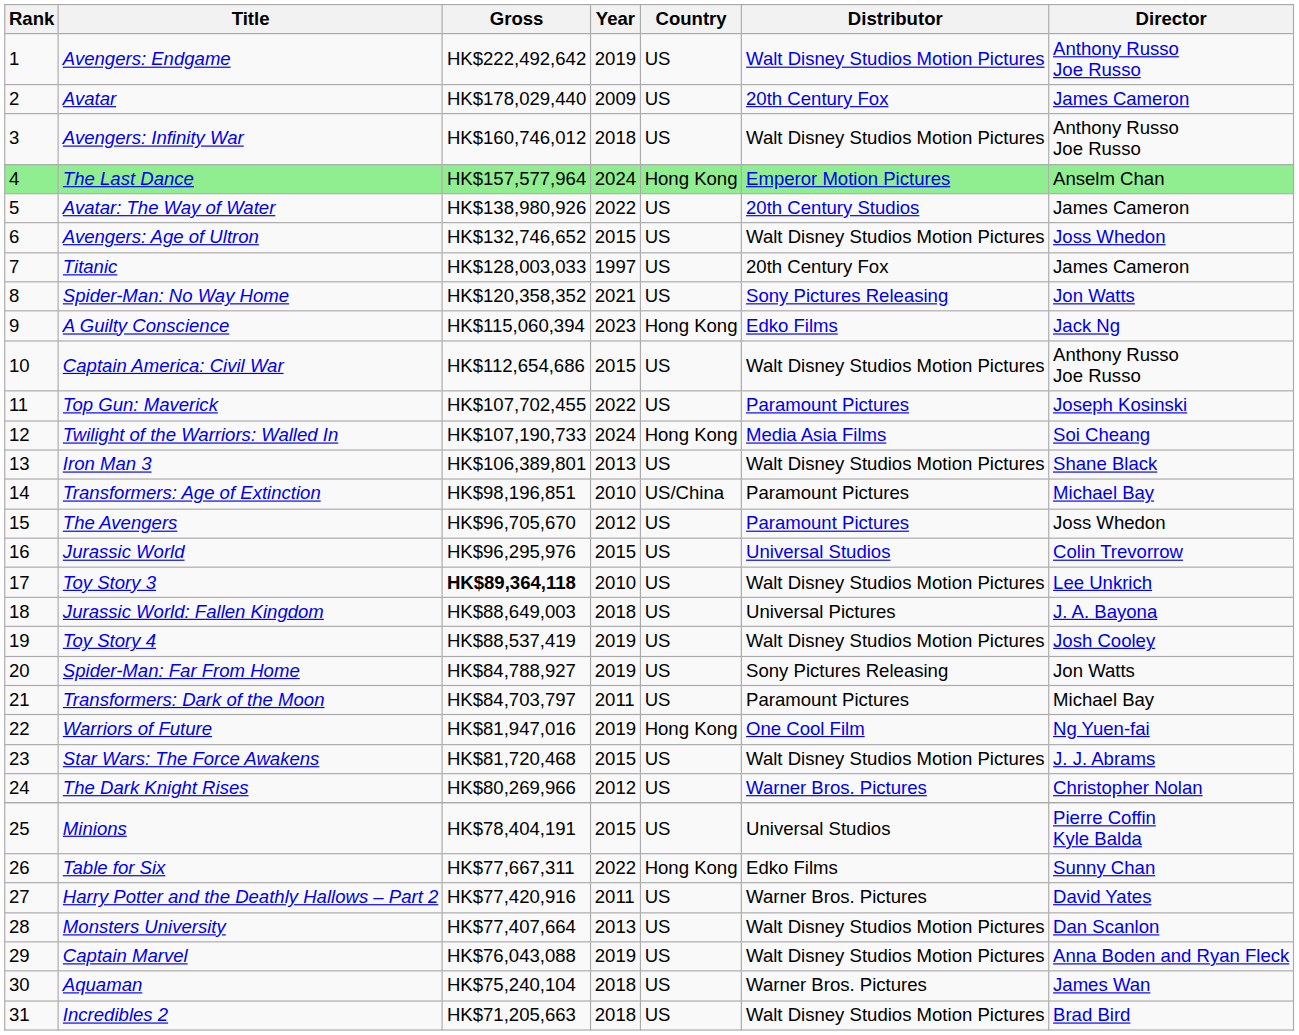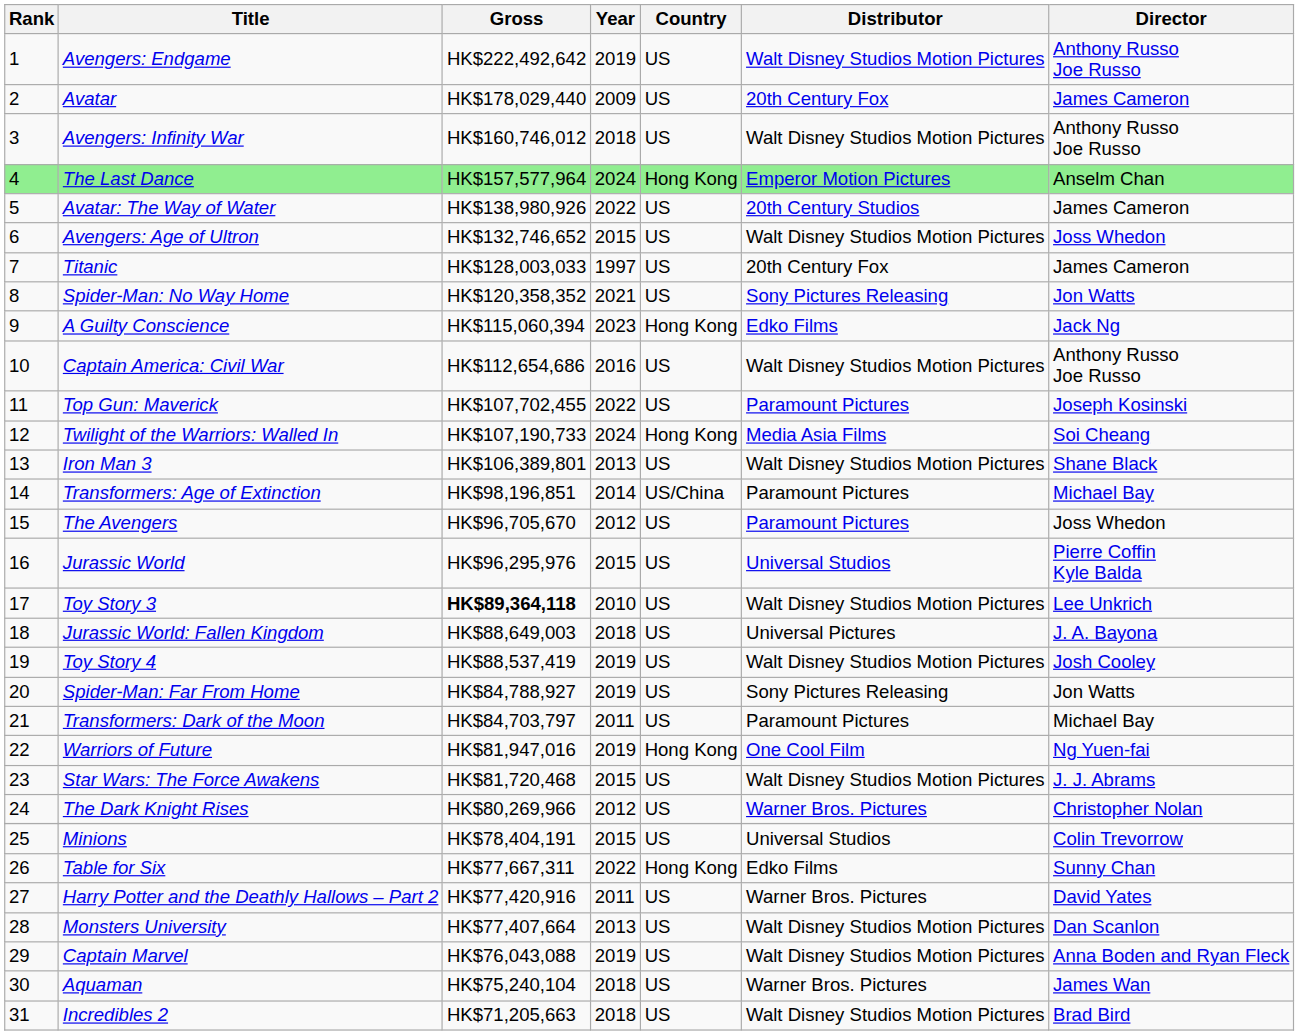(615, 365) 2015 -> (615, 365) 2016
(615, 493) 2010 -> (615, 493) 2014
(1118, 552) Colin Trevorrow -> (1104, 563) Pierre Coffin Kyle Balda
(1104, 828) Pierre Coffin Kyle Balda -> (1118, 838) Colin Trevorrow
